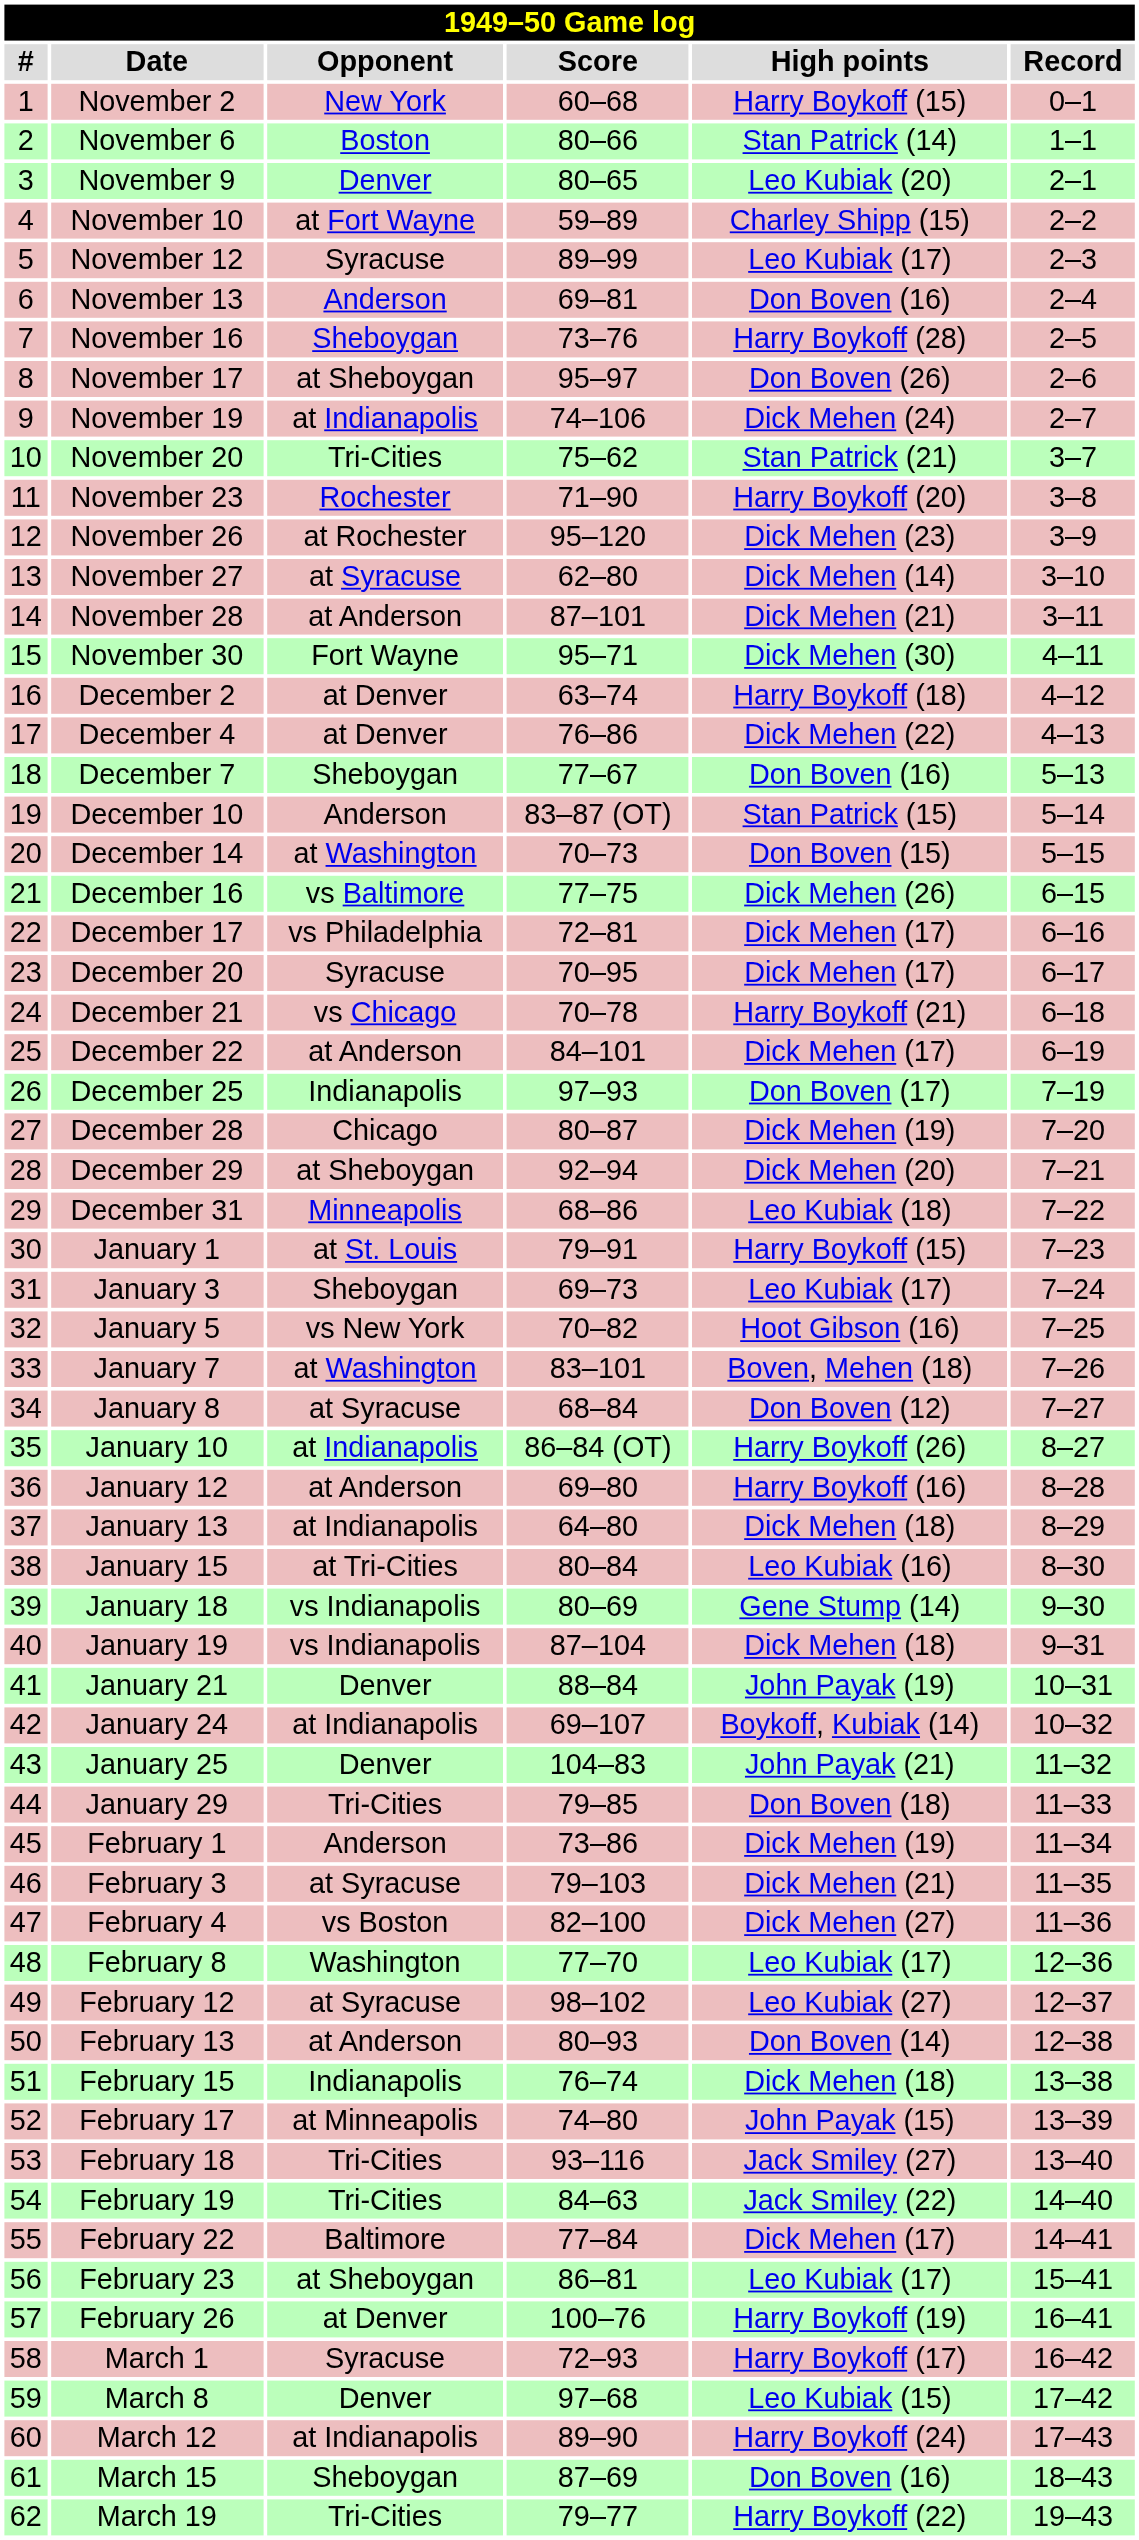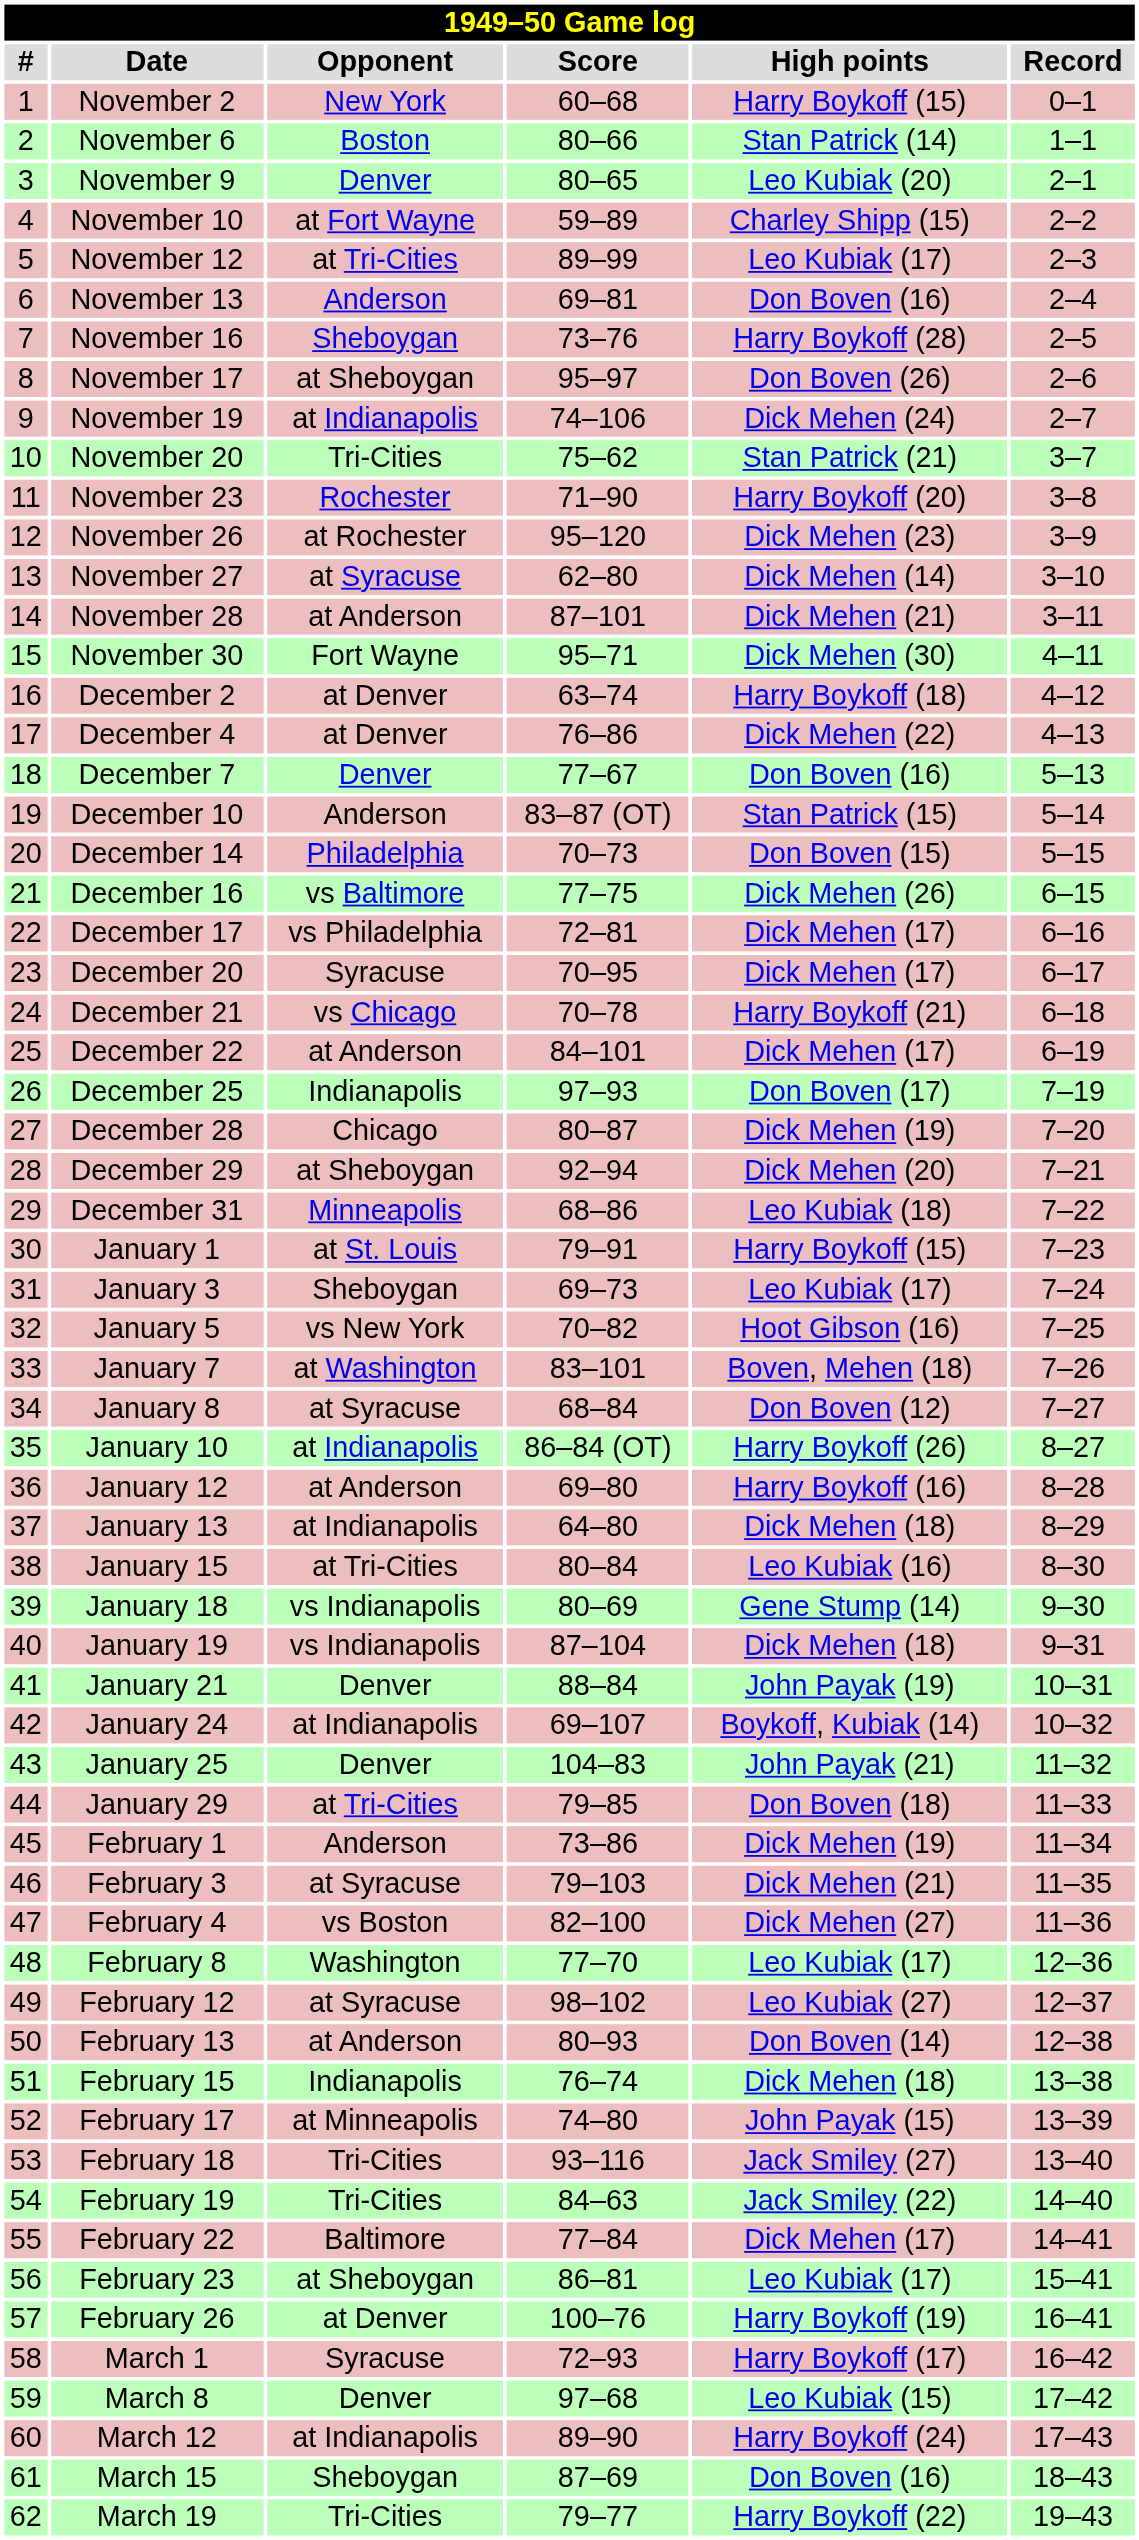(385, 259) Syracuse -> (385, 259) at Tri-Cities
(385, 774) Sheboygan -> (385, 774) Denver
(385, 853) at Washington -> (385, 853) Philadelphia
(385, 1804) Tri-Cities -> (385, 1804) at Tri-Cities
